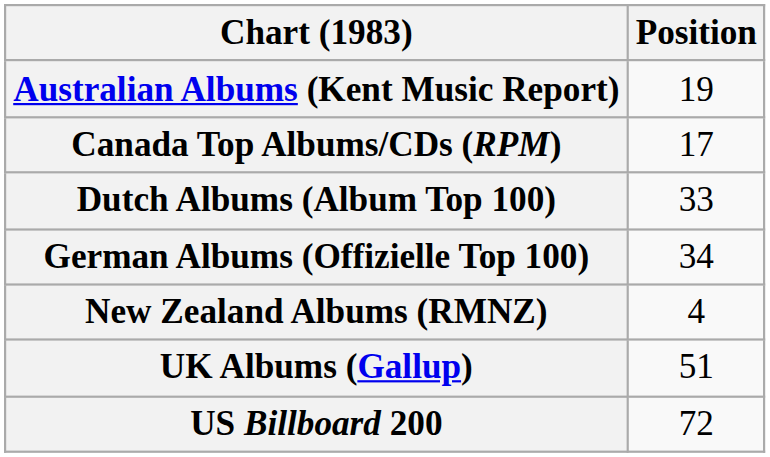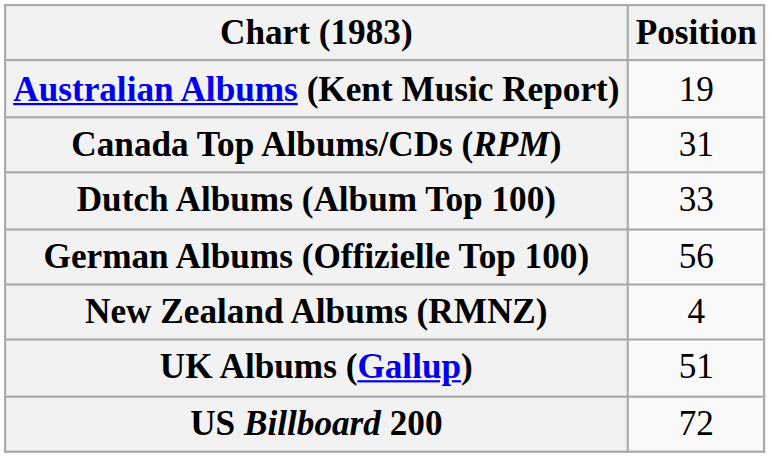(696, 144) 17 -> (696, 144) 31
(696, 255) 34 -> (696, 255) 56
